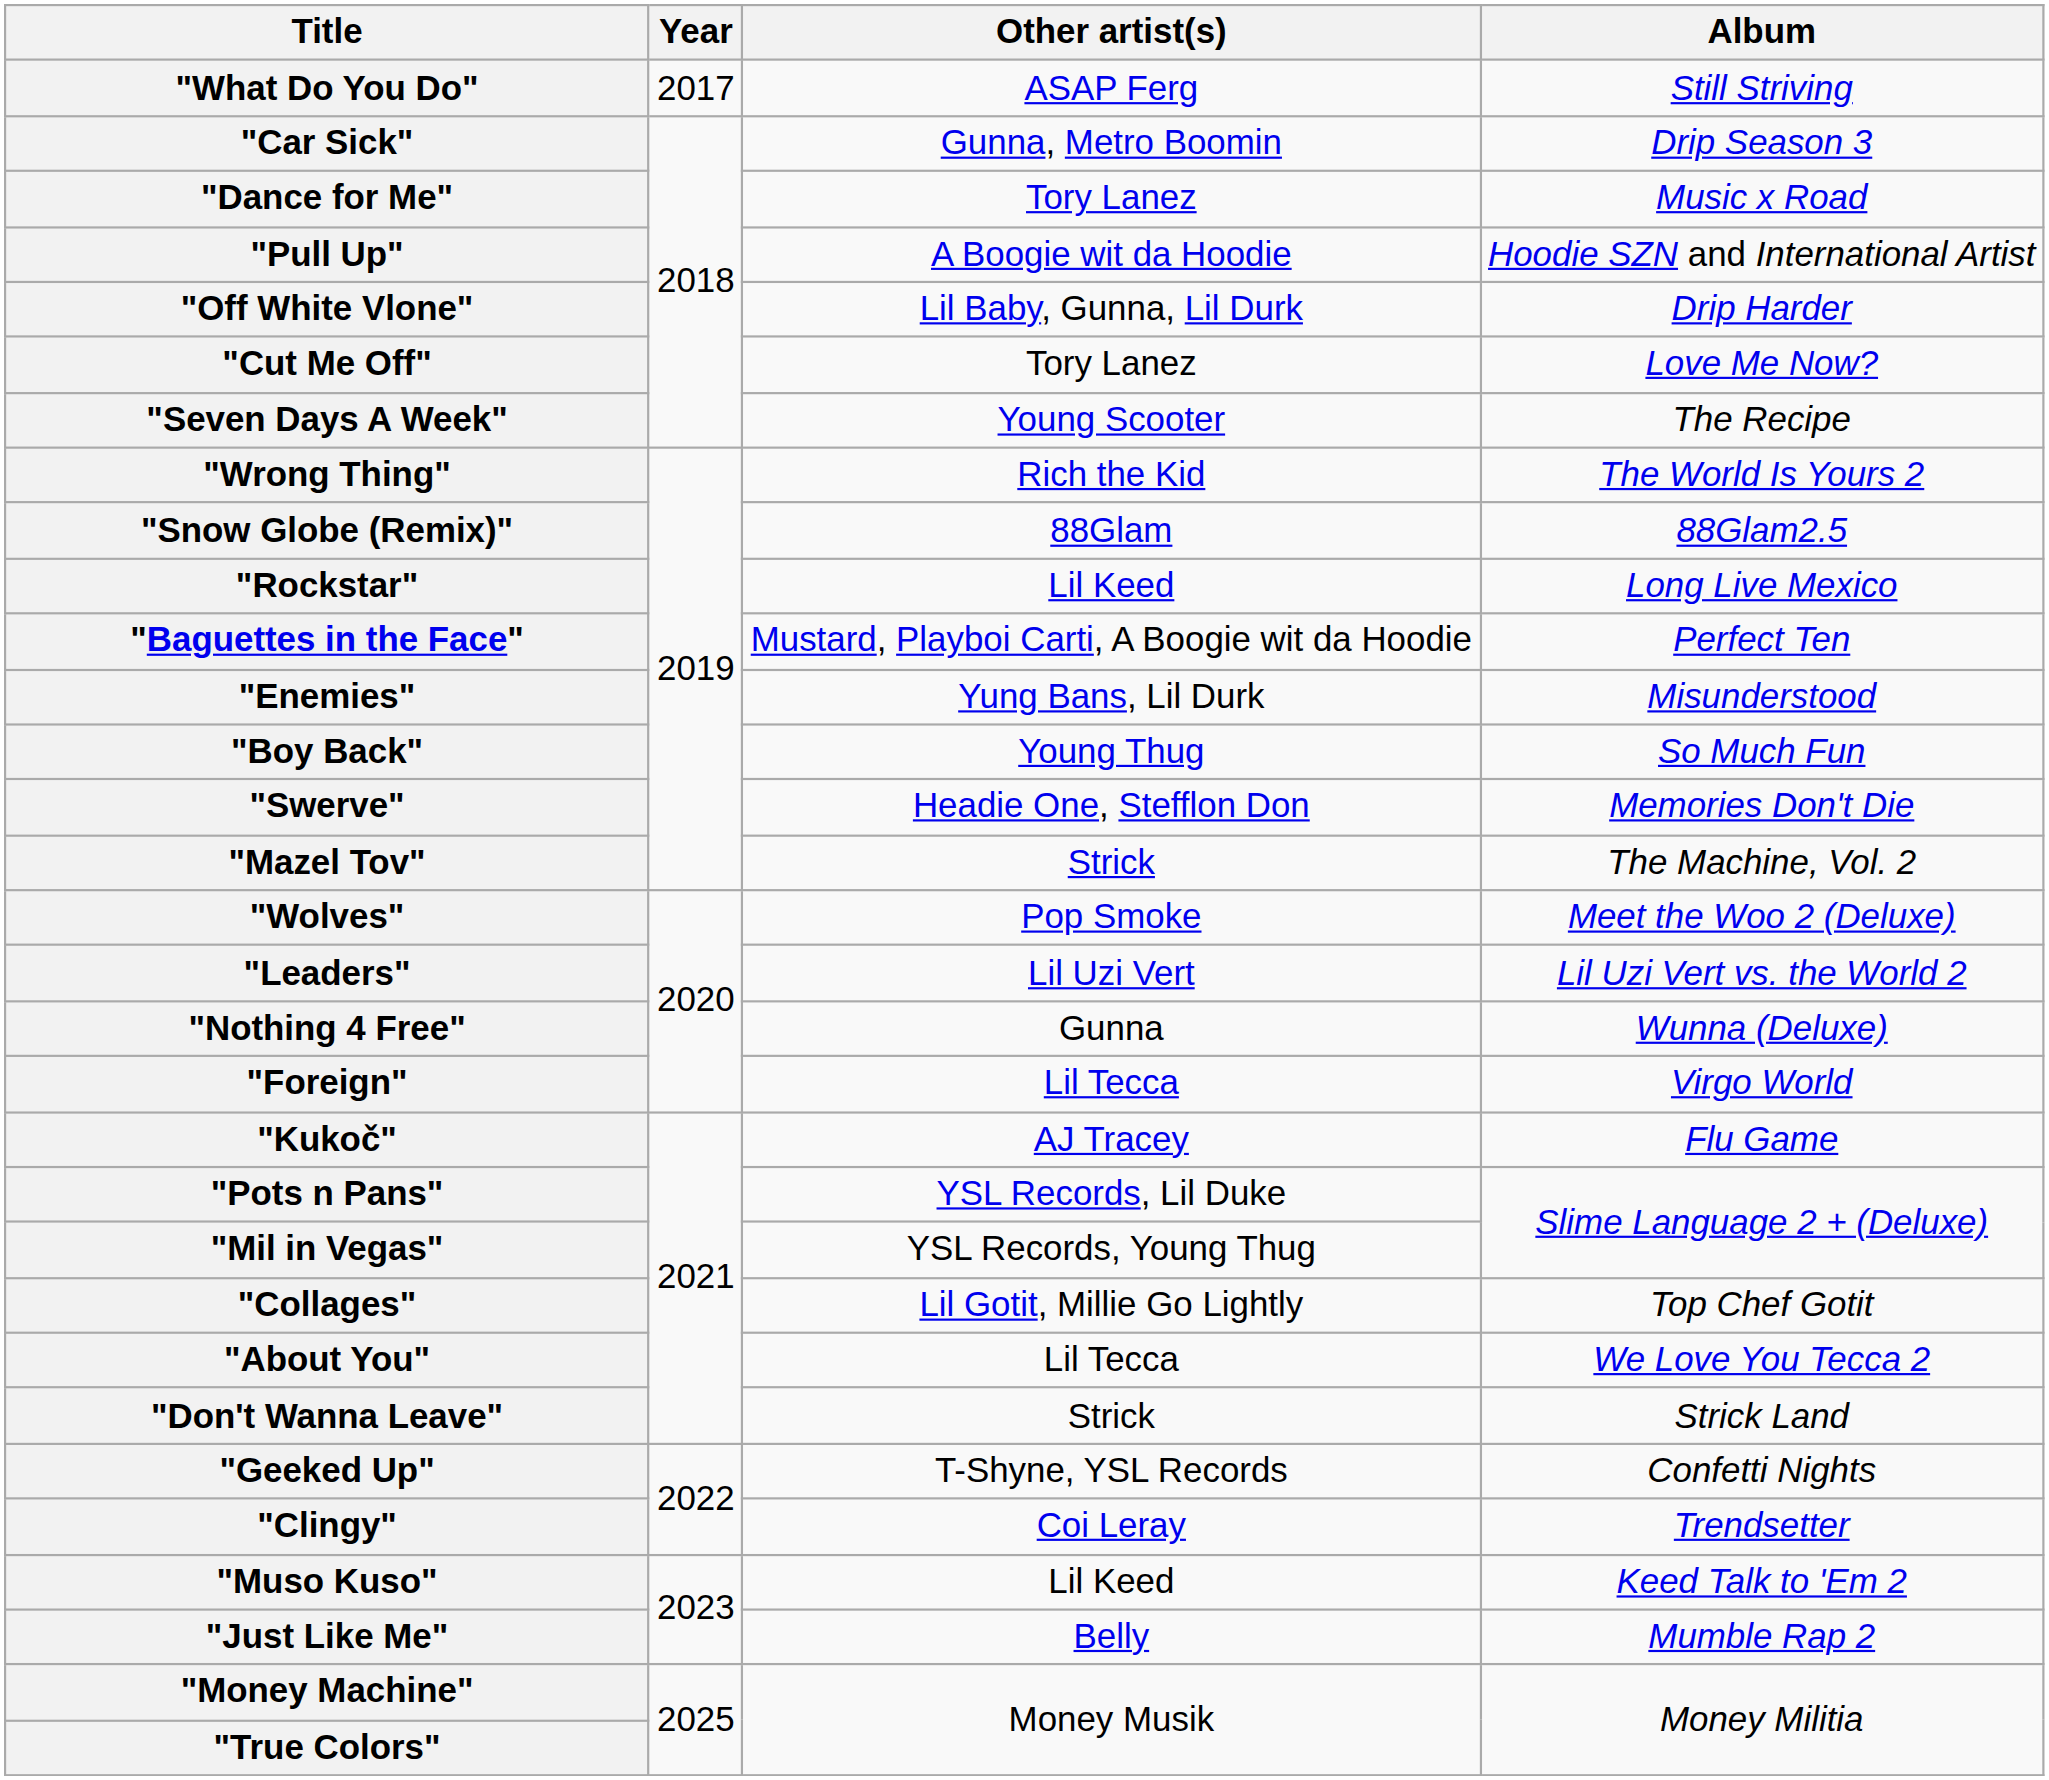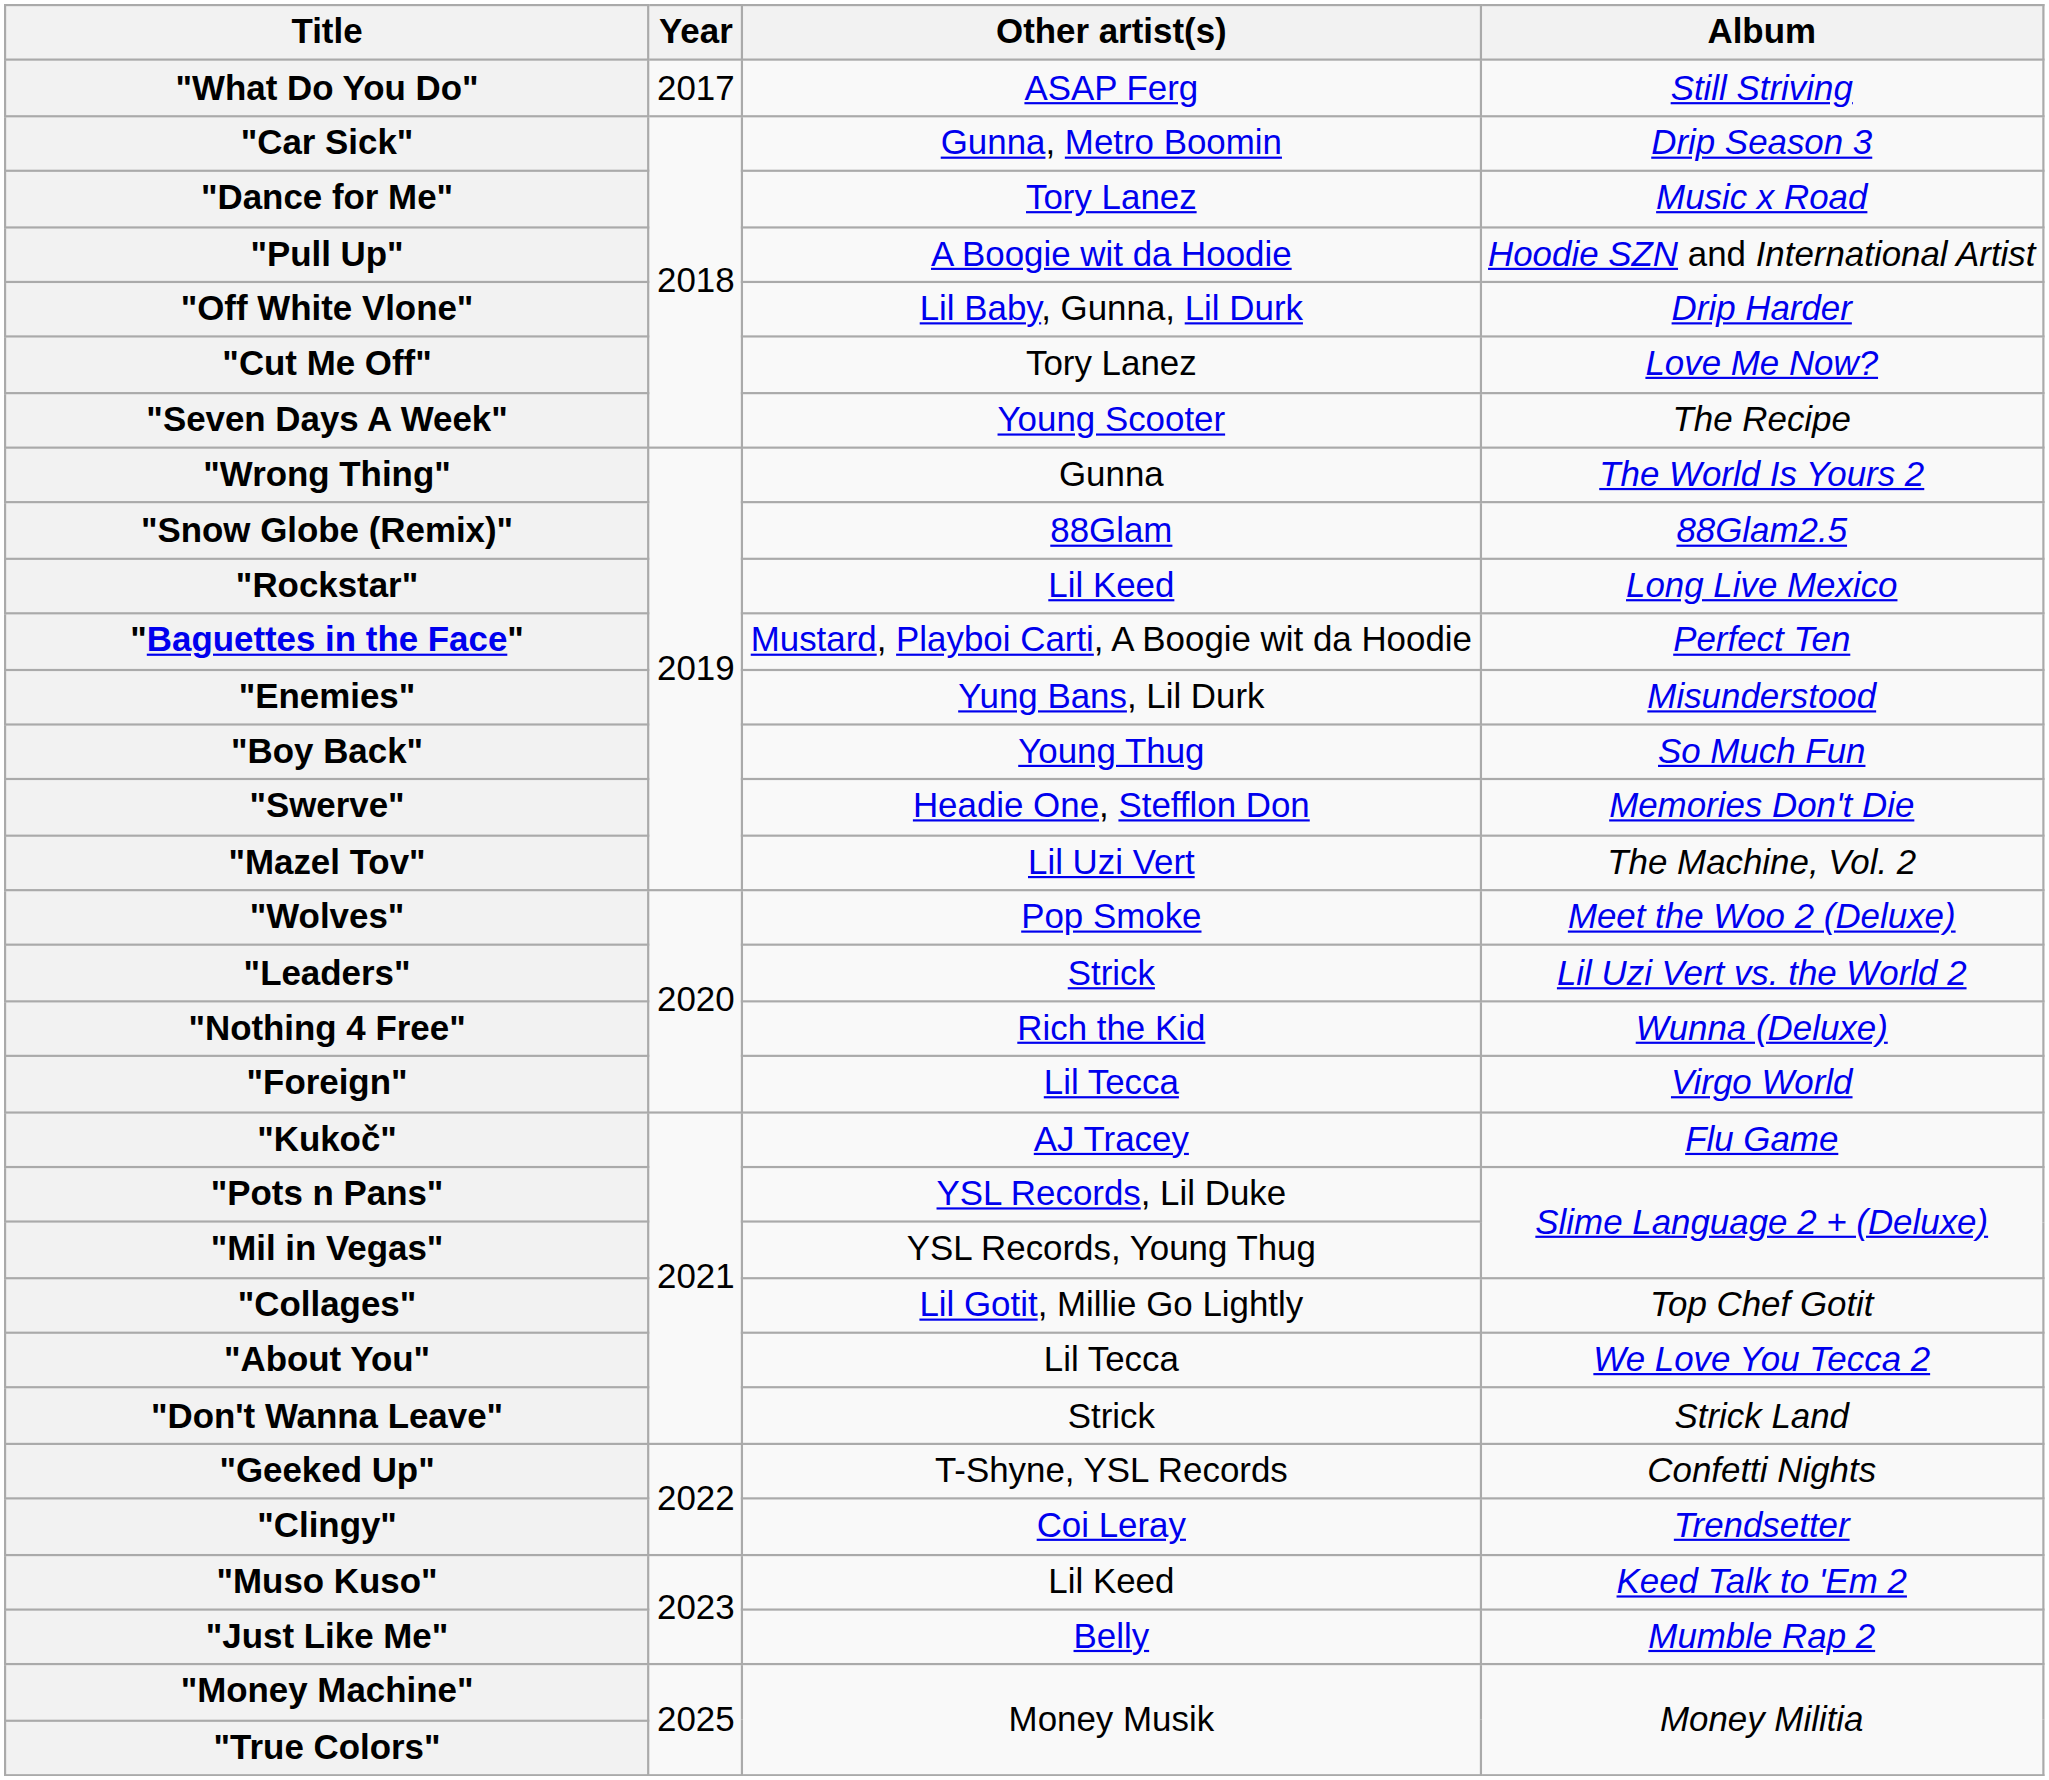(1111, 474) Rich the Kid -> (1111, 474) Gunna
(1111, 861) Strick -> (1111, 861) Lil Uzi Vert
(1111, 972) Lil Uzi Vert -> (1111, 972) Strick
(1111, 1027) Gunna -> (1111, 1027) Rich the Kid
